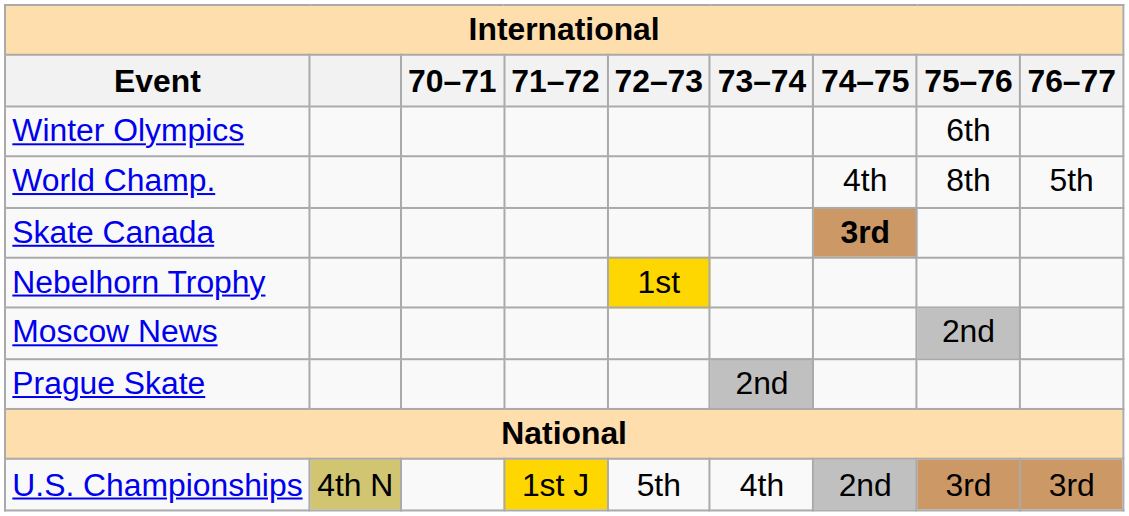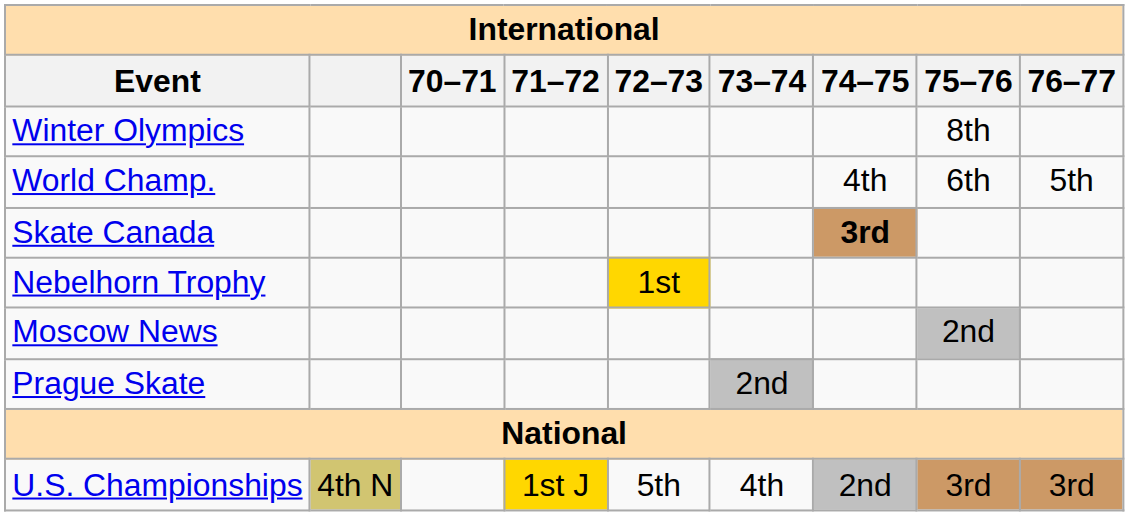(968, 130) 6th -> (968, 130) 8th
(968, 181) 8th -> (968, 181) 6th
